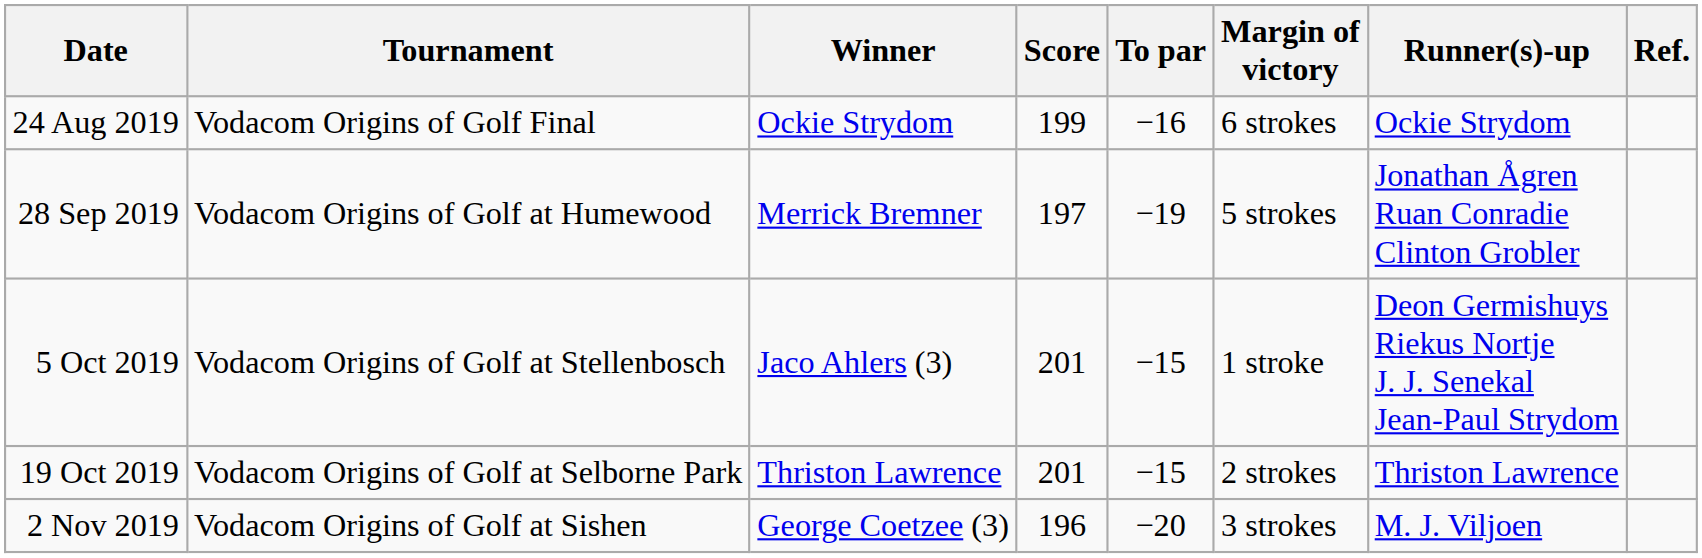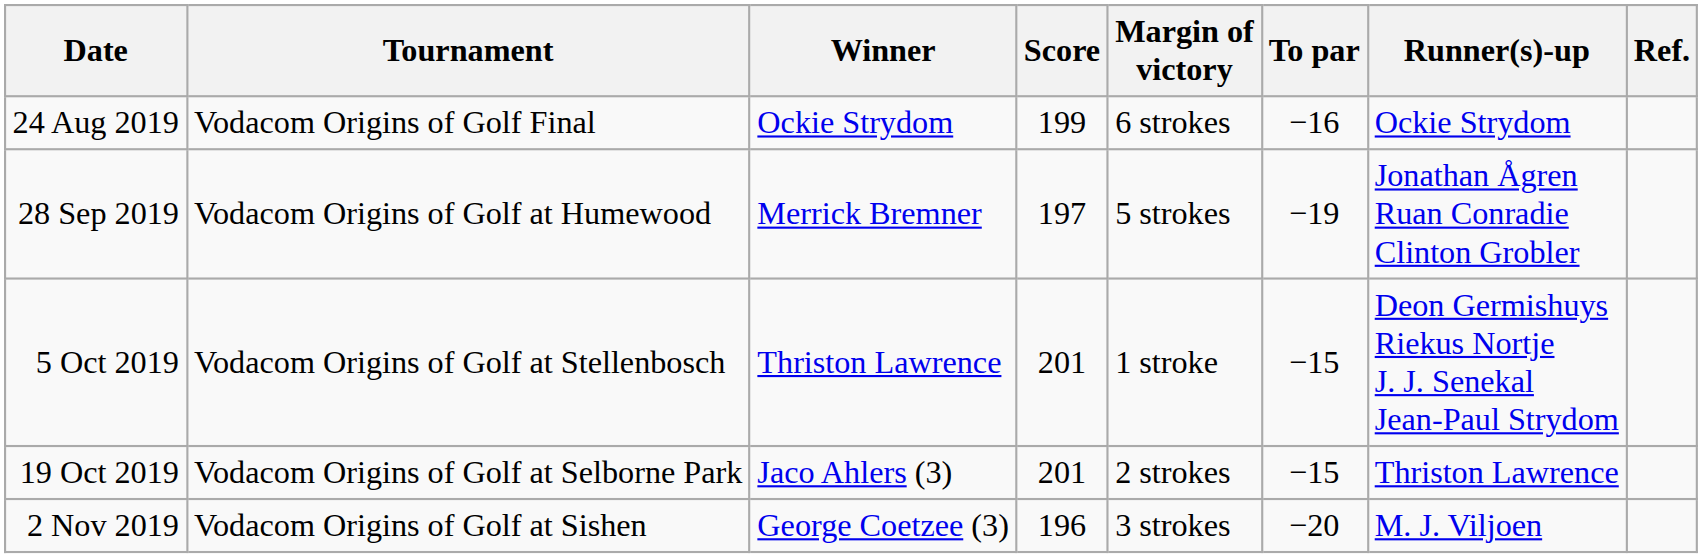columns swapped: (1161, 50) <-> (1290, 50)
(855, 362) Jaco Ahlers (3) -> (879, 362) Thriston Lawrence
(879, 472) Thriston Lawrence -> (855, 472) Jaco Ahlers (3)
